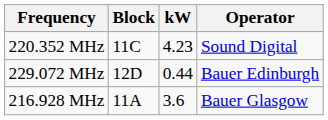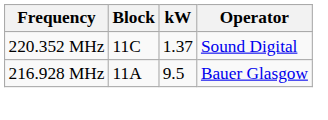(178, 45) 4.23 -> (178, 45) 1.37
- row: (57, 73)
(174, 100) 3.6 -> (174, 73) 9.5
